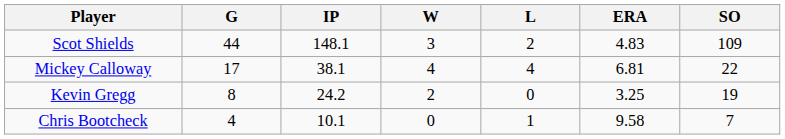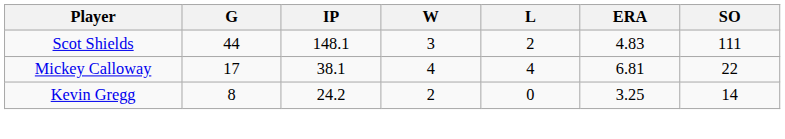(730, 43) 109 -> (730, 43) 111
(730, 95) 19 -> (730, 95) 14
- row: (93, 120)
